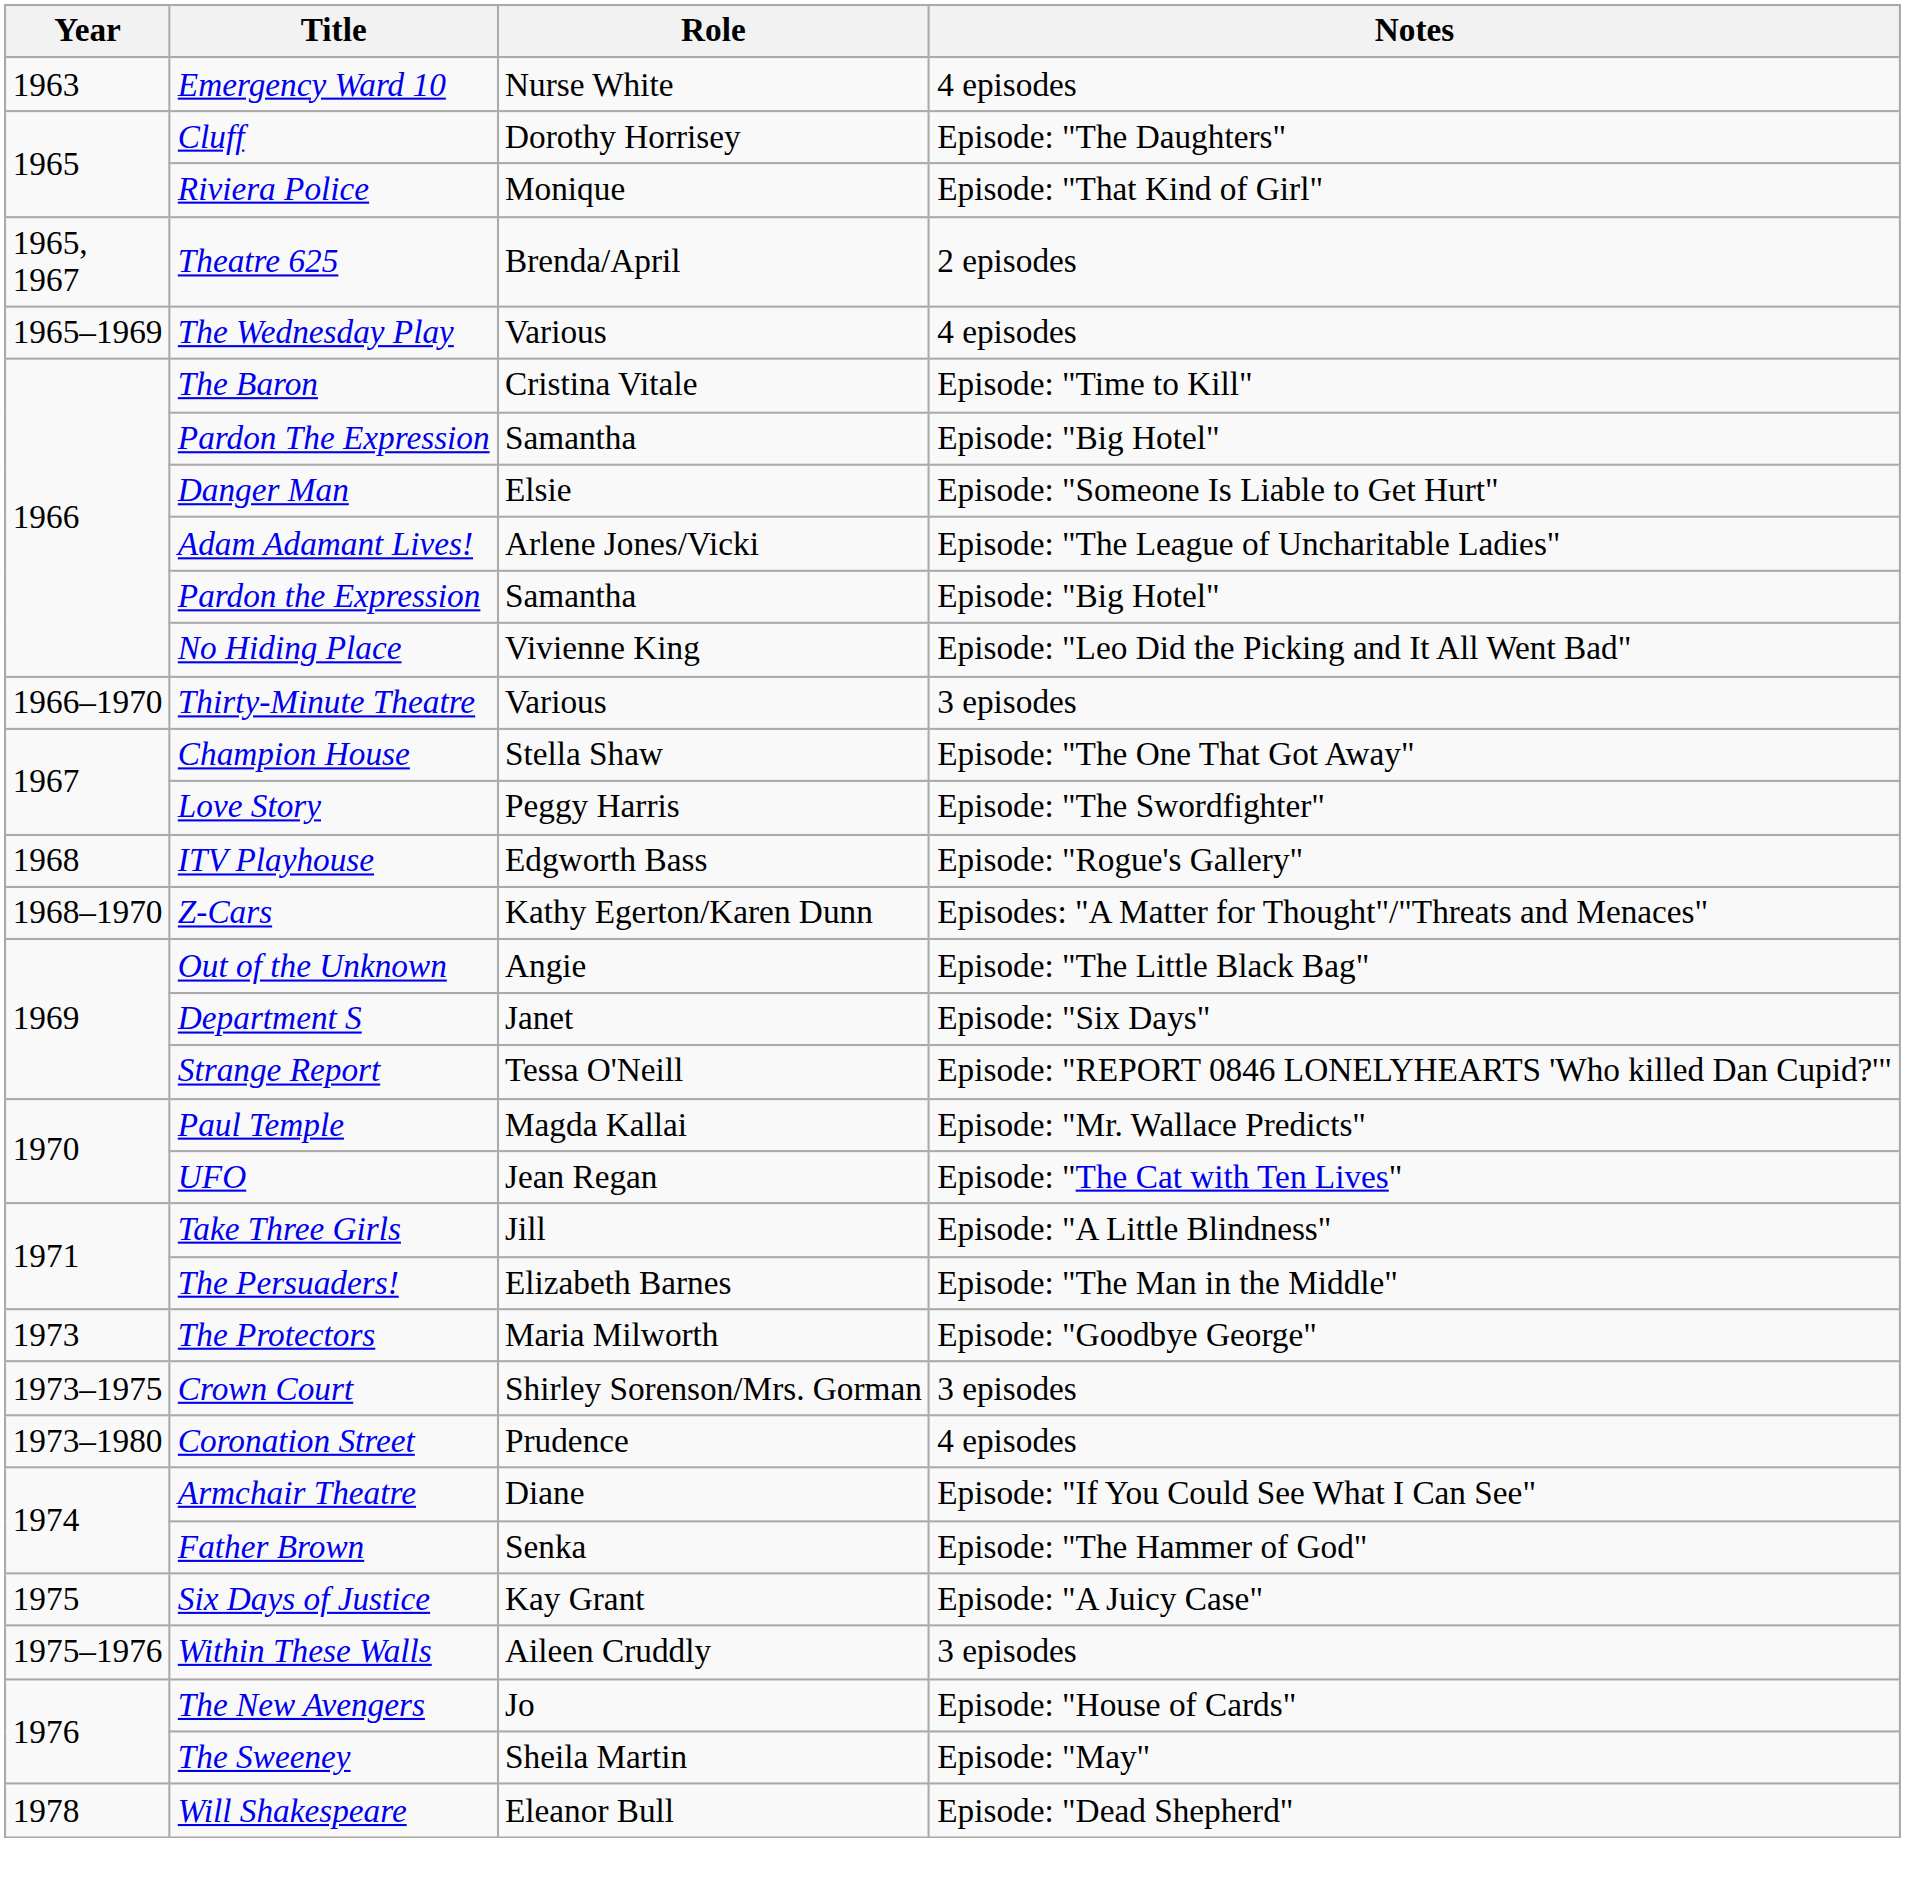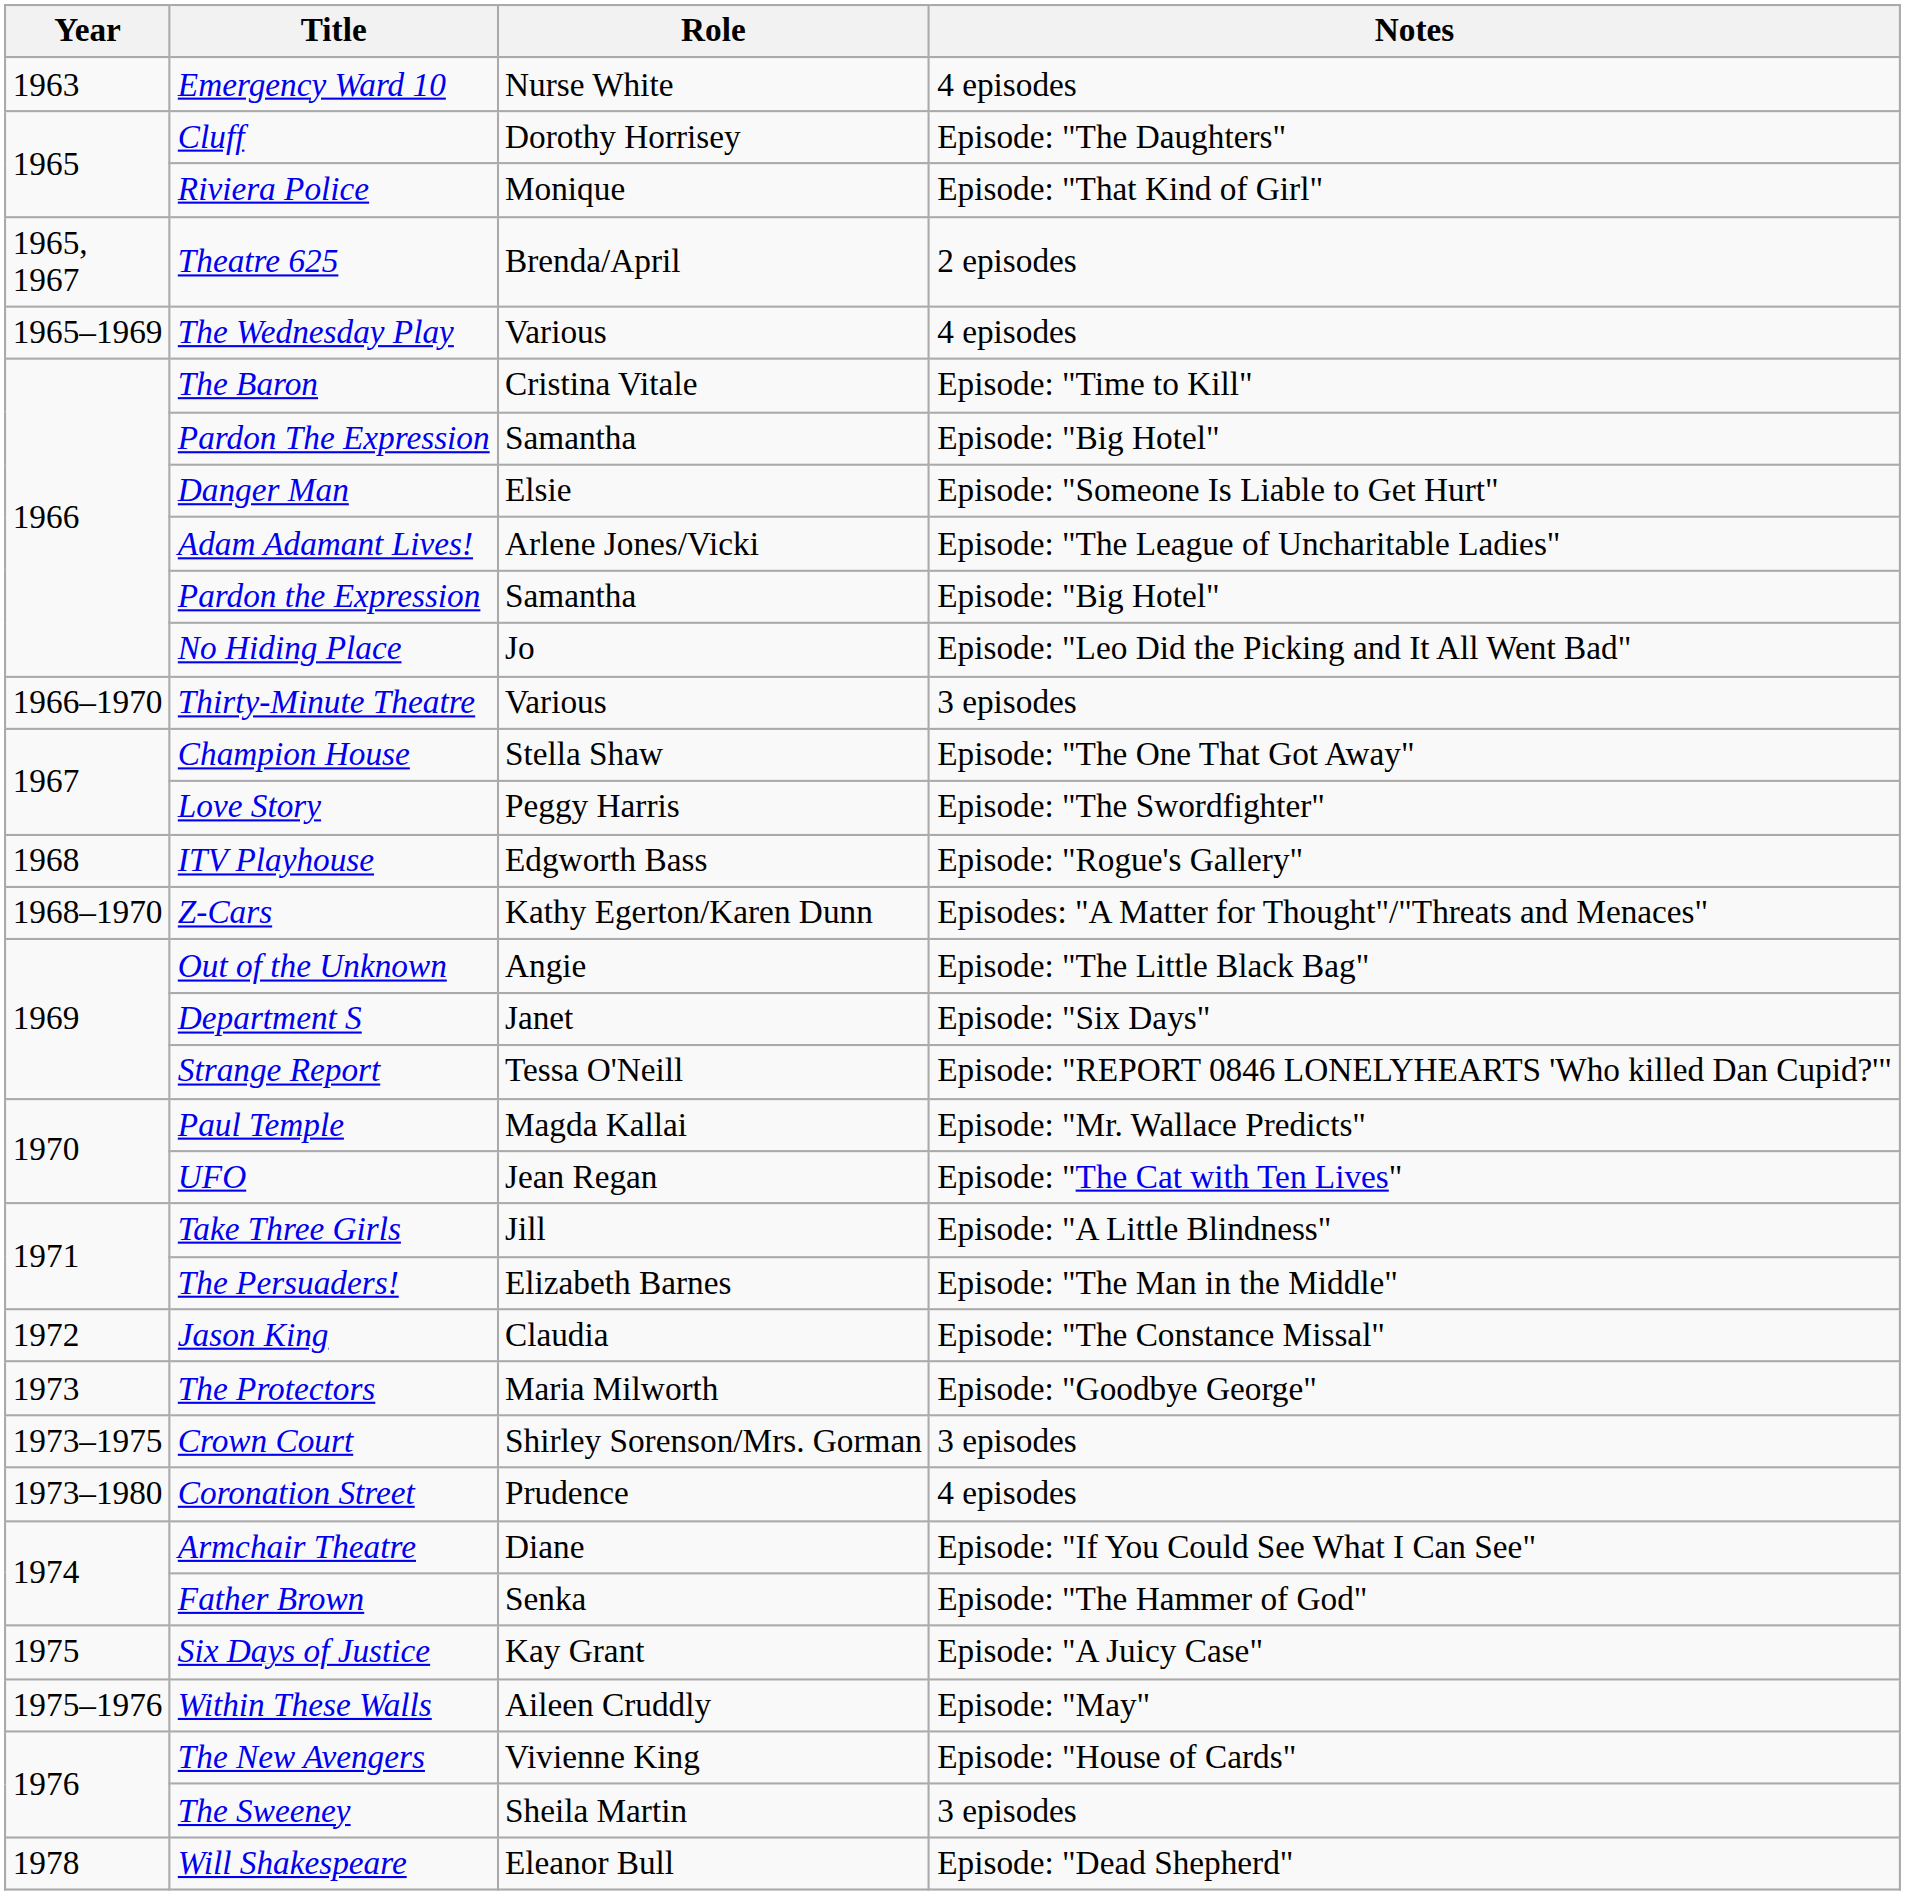(602, 648) Vivienne King -> (520, 648) Jo
+ row: (253, 1335)
(1007, 1651) 3 episodes -> (1044, 1704) Episode: "May"
(520, 1704) Jo -> (602, 1757) Vivienne King
(1044, 1757) Episode: "May" -> (1007, 1810) 3 episodes
